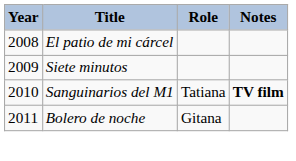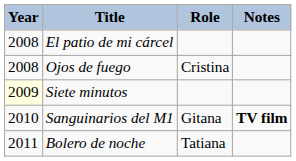+ row: (88, 67)
(23, 67) no background -> (23, 93) lightyellow background
(203, 93) Tatiana -> (201, 118) Gitana
(201, 118) Gitana -> (203, 143) Tatiana
